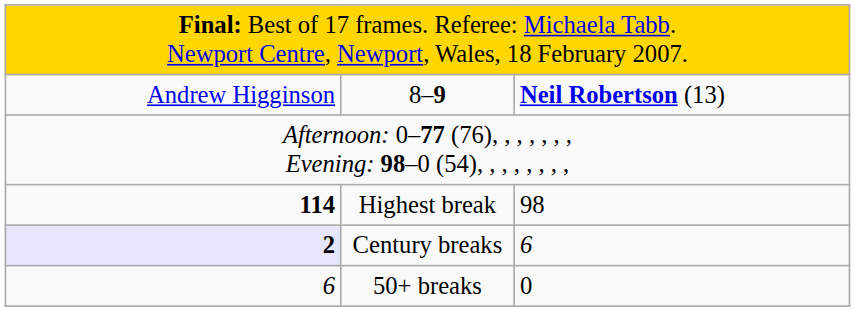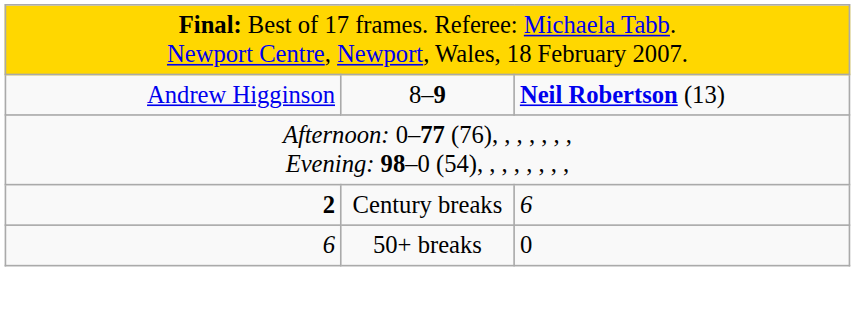- row: (427, 205)
(329, 245) lavender background -> (329, 205) no background
